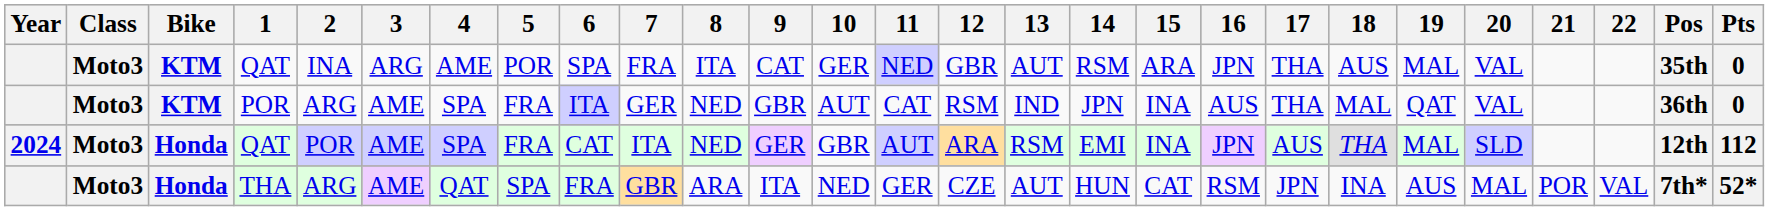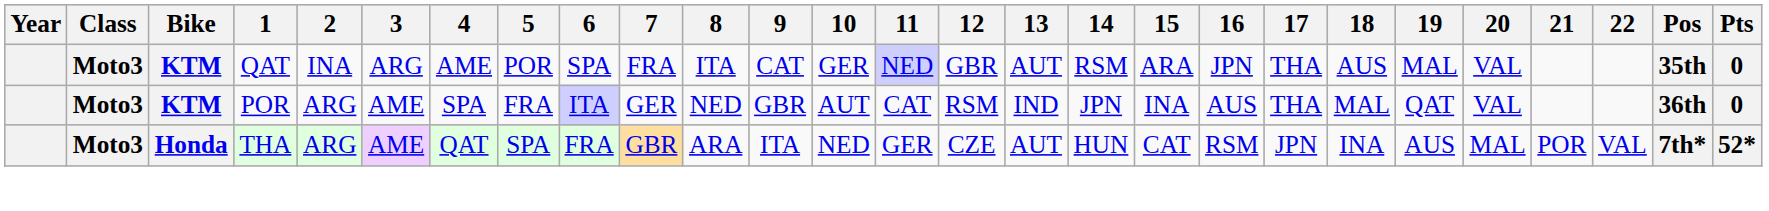- row: (36, 144)
